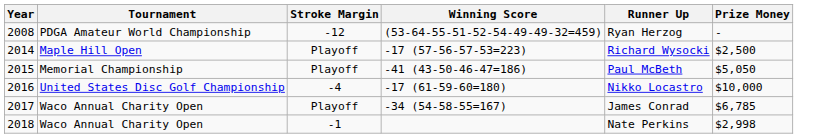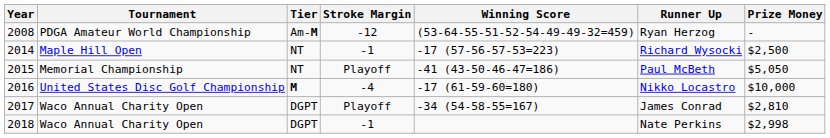+ column: (304, 14)
(335, 51) Playoff -> (367, 51) -1
(735, 106) $6,785 -> (768, 106) $2,810
